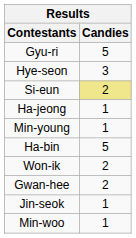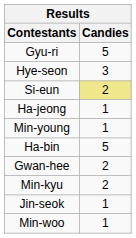- row: (42, 166)
+ row: (42, 185)
